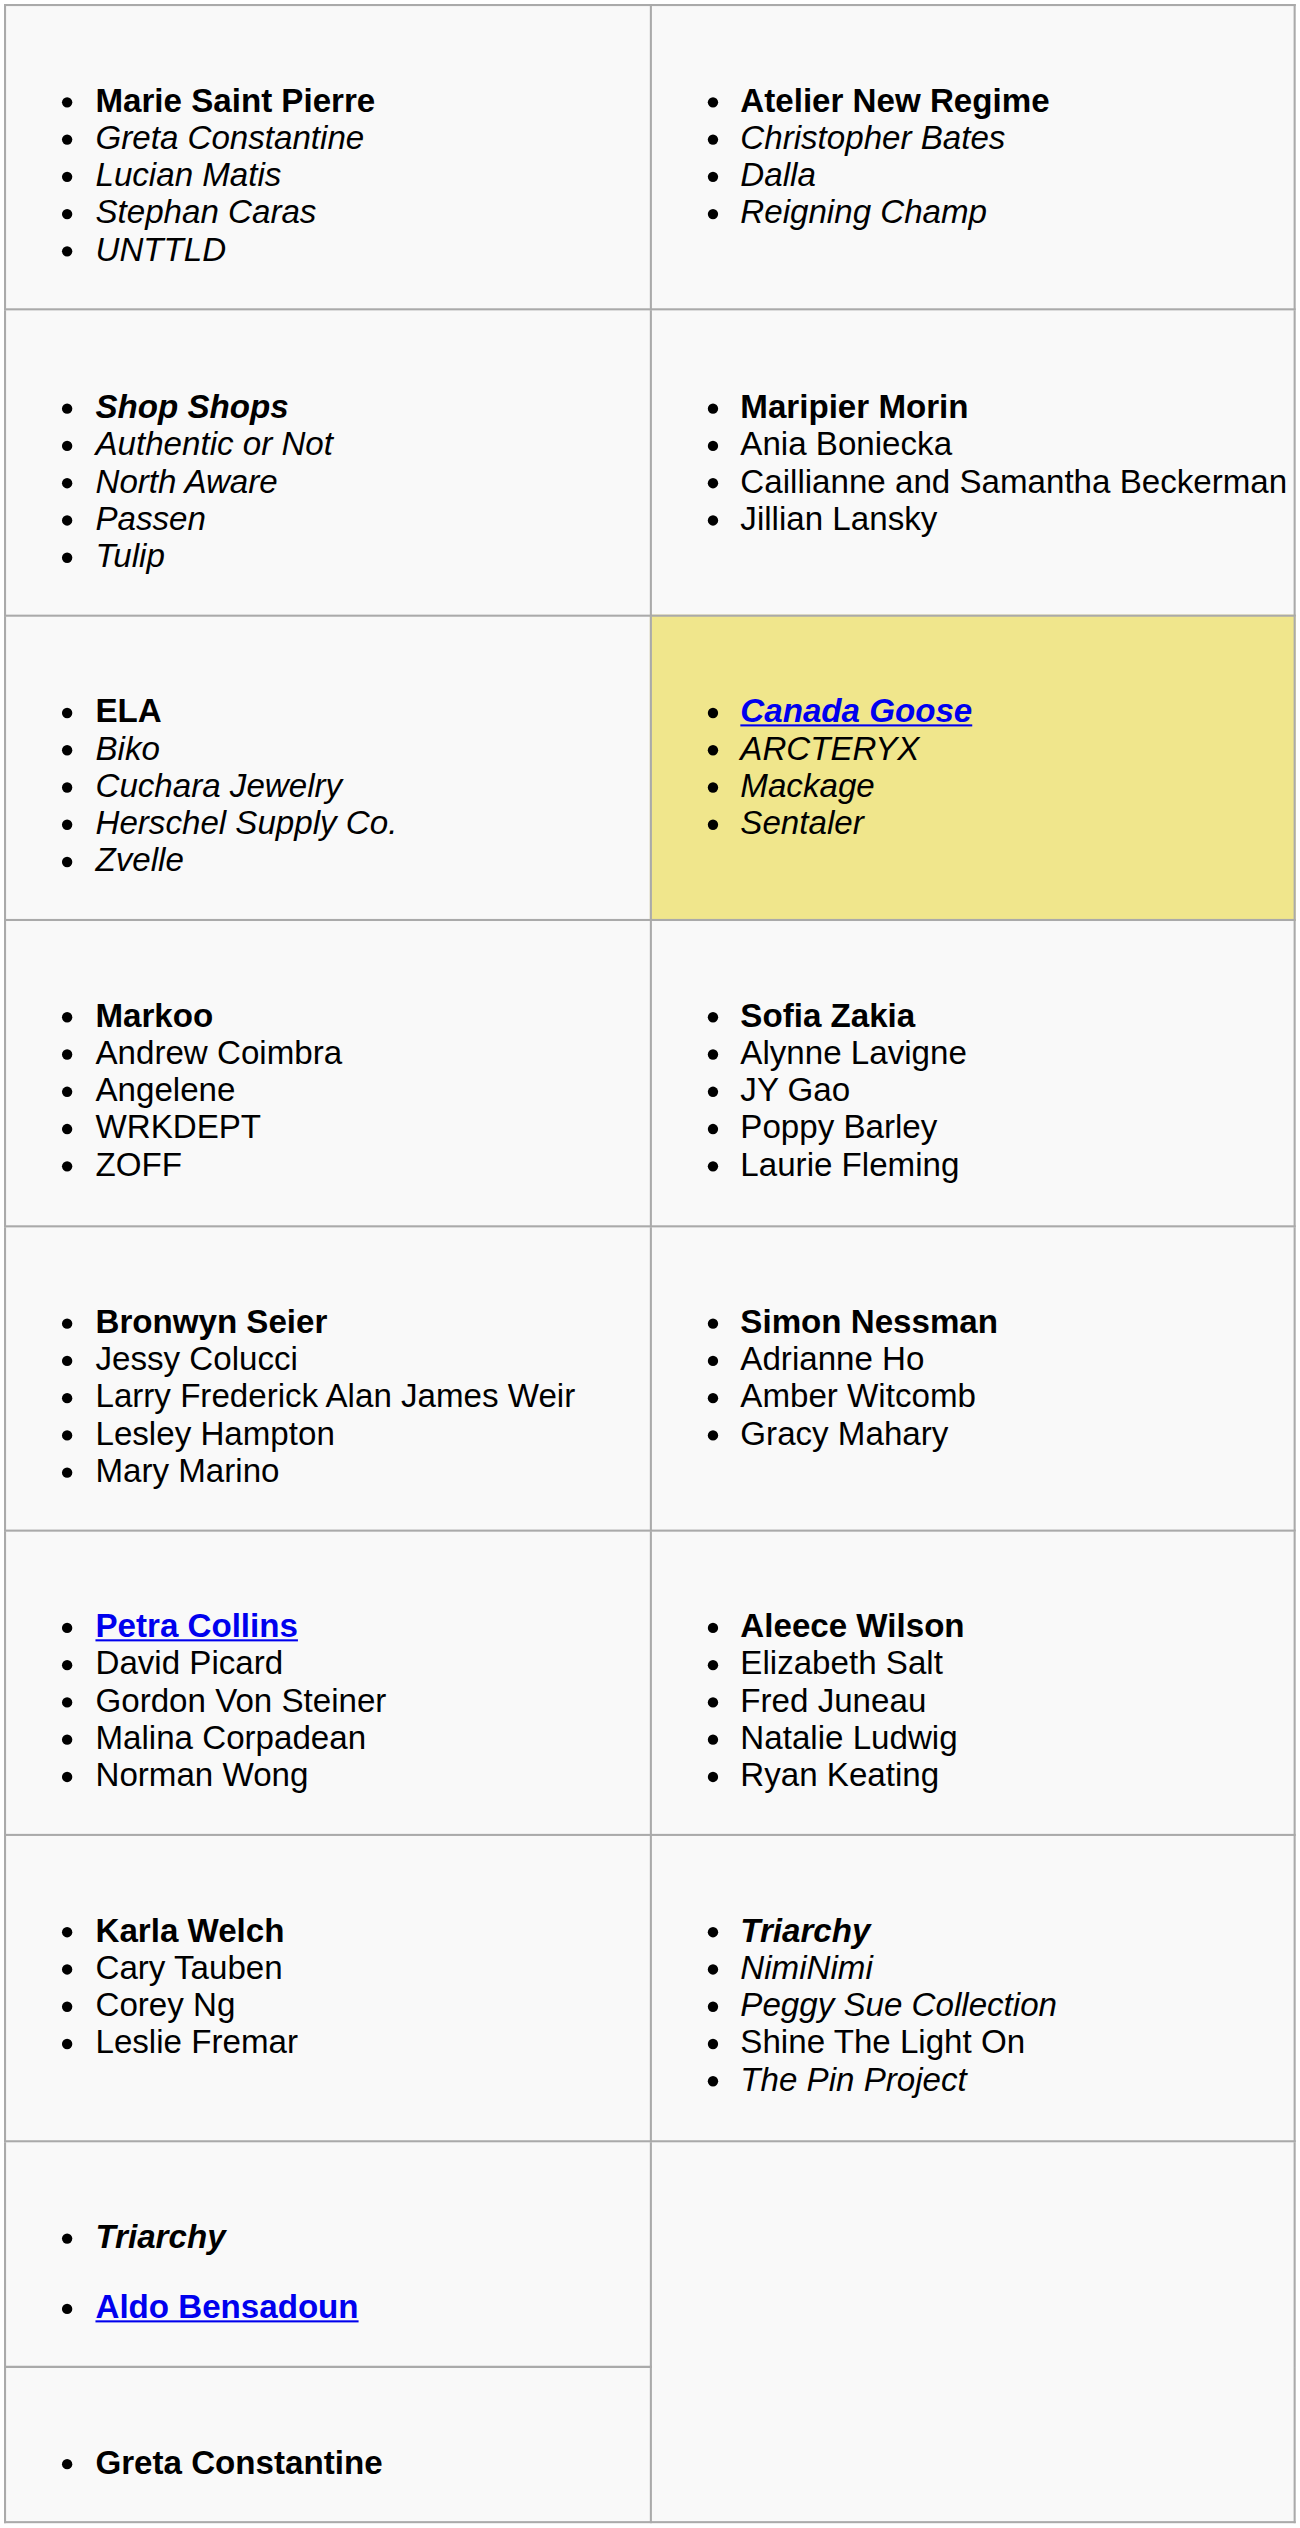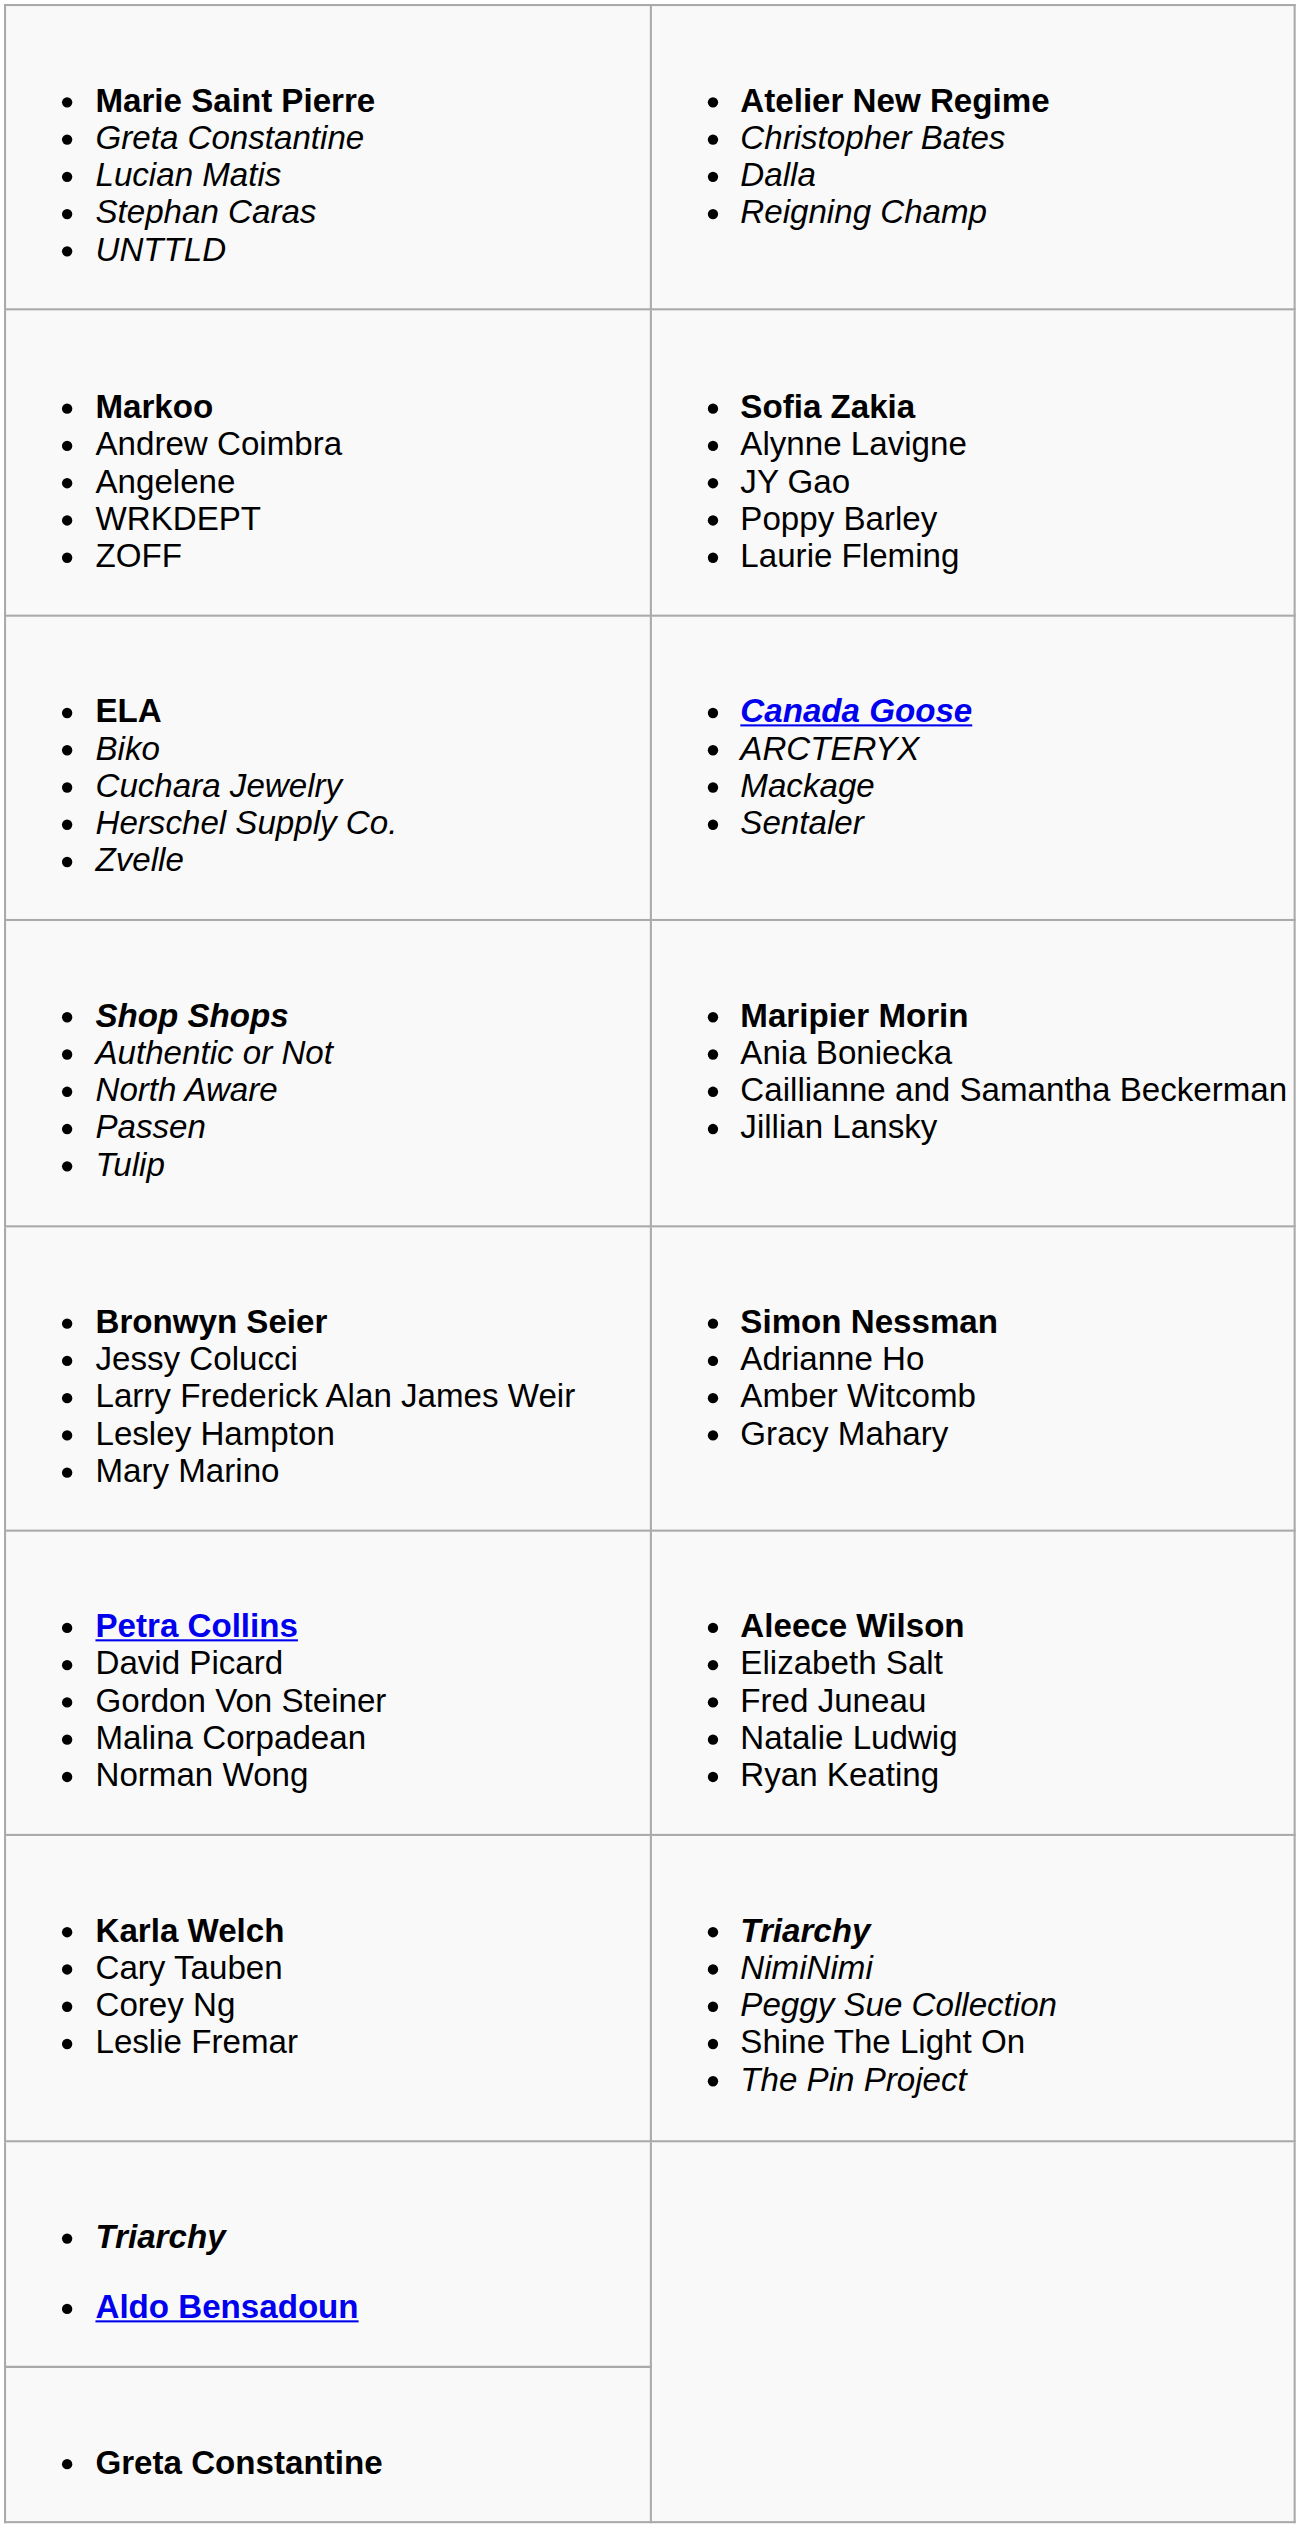rows swapped: (327, 1091) <-> (327, 481)
(972, 768) khaki background -> (972, 768) no background
